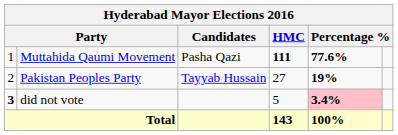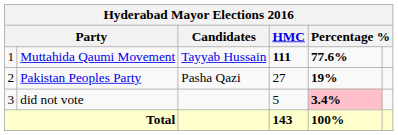(211, 57) Pasha Qazi -> (224, 57) Tayyab Hussain
(224, 78) Tayyab Hussain -> (211, 78) Pasha Qazi
(11, 99) bold -> (11, 99) normal
